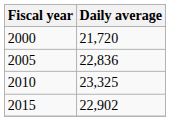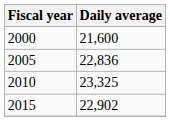(99, 37) 21,720 -> (99, 37) 21,600
